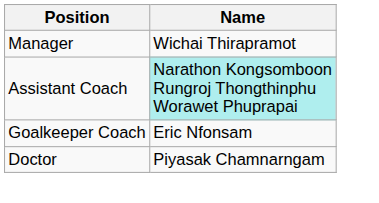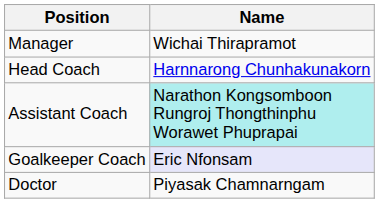+ row: (54, 69)
(203, 133) no background -> (203, 159) lavender background
